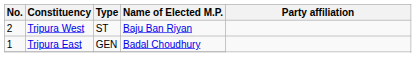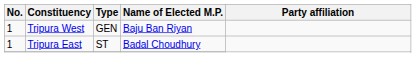(9, 28) 2 -> (9, 28) 1
(102, 28) ST -> (106, 28) GEN
(106, 44) GEN -> (102, 44) ST
